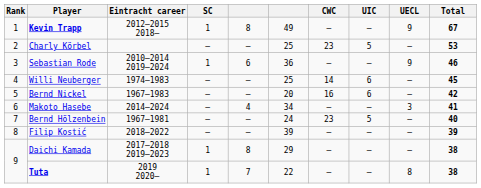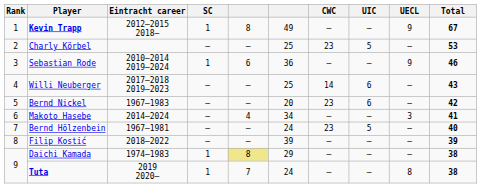(147, 81) 1974–1983 -> (147, 85) 2017–2018 2019–2023
(453, 81) 45 -> (453, 85) 43
(329, 94) 16 -> (329, 103) 23
(147, 150) 2017–2018 2019–2023 -> (147, 155) 1974–1983
(248, 150) no background -> (248, 155) khaki background
(288, 172) 22 -> (288, 172) 24
